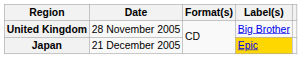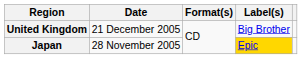(136, 29) 28 November 2005 -> (136, 29) 21 December 2005
(136, 45) 21 December 2005 -> (136, 45) 28 November 2005
